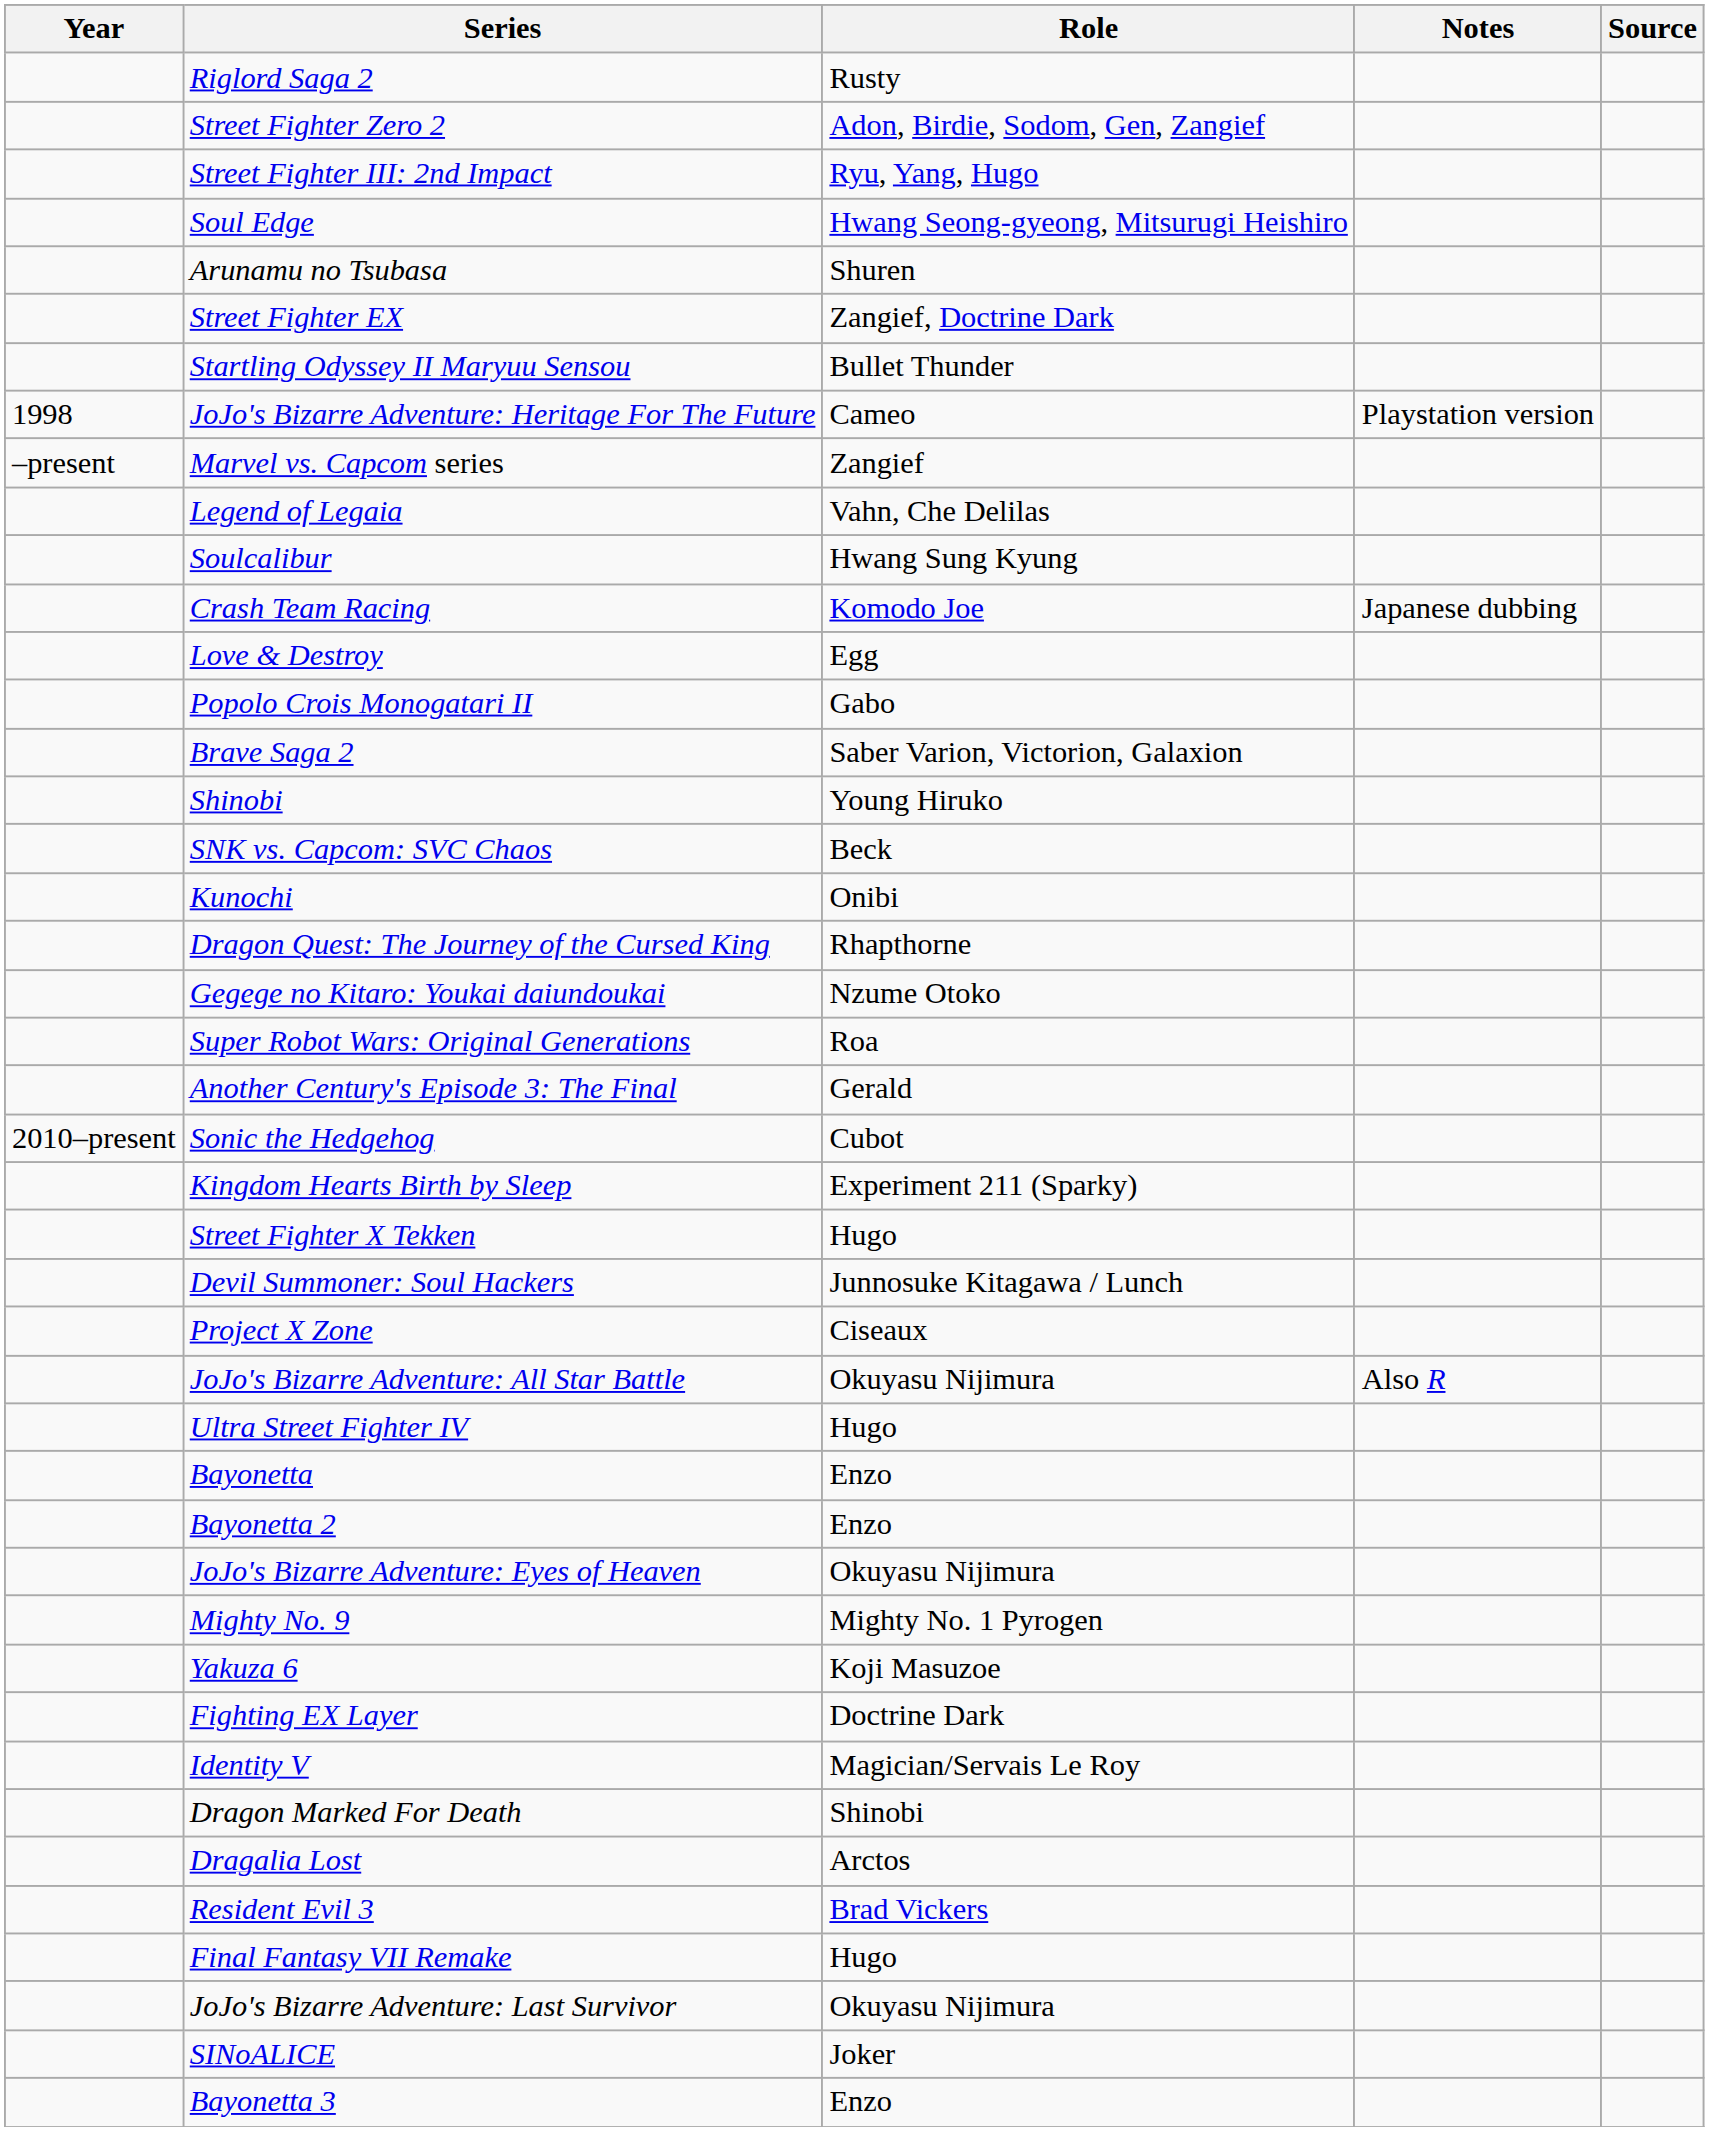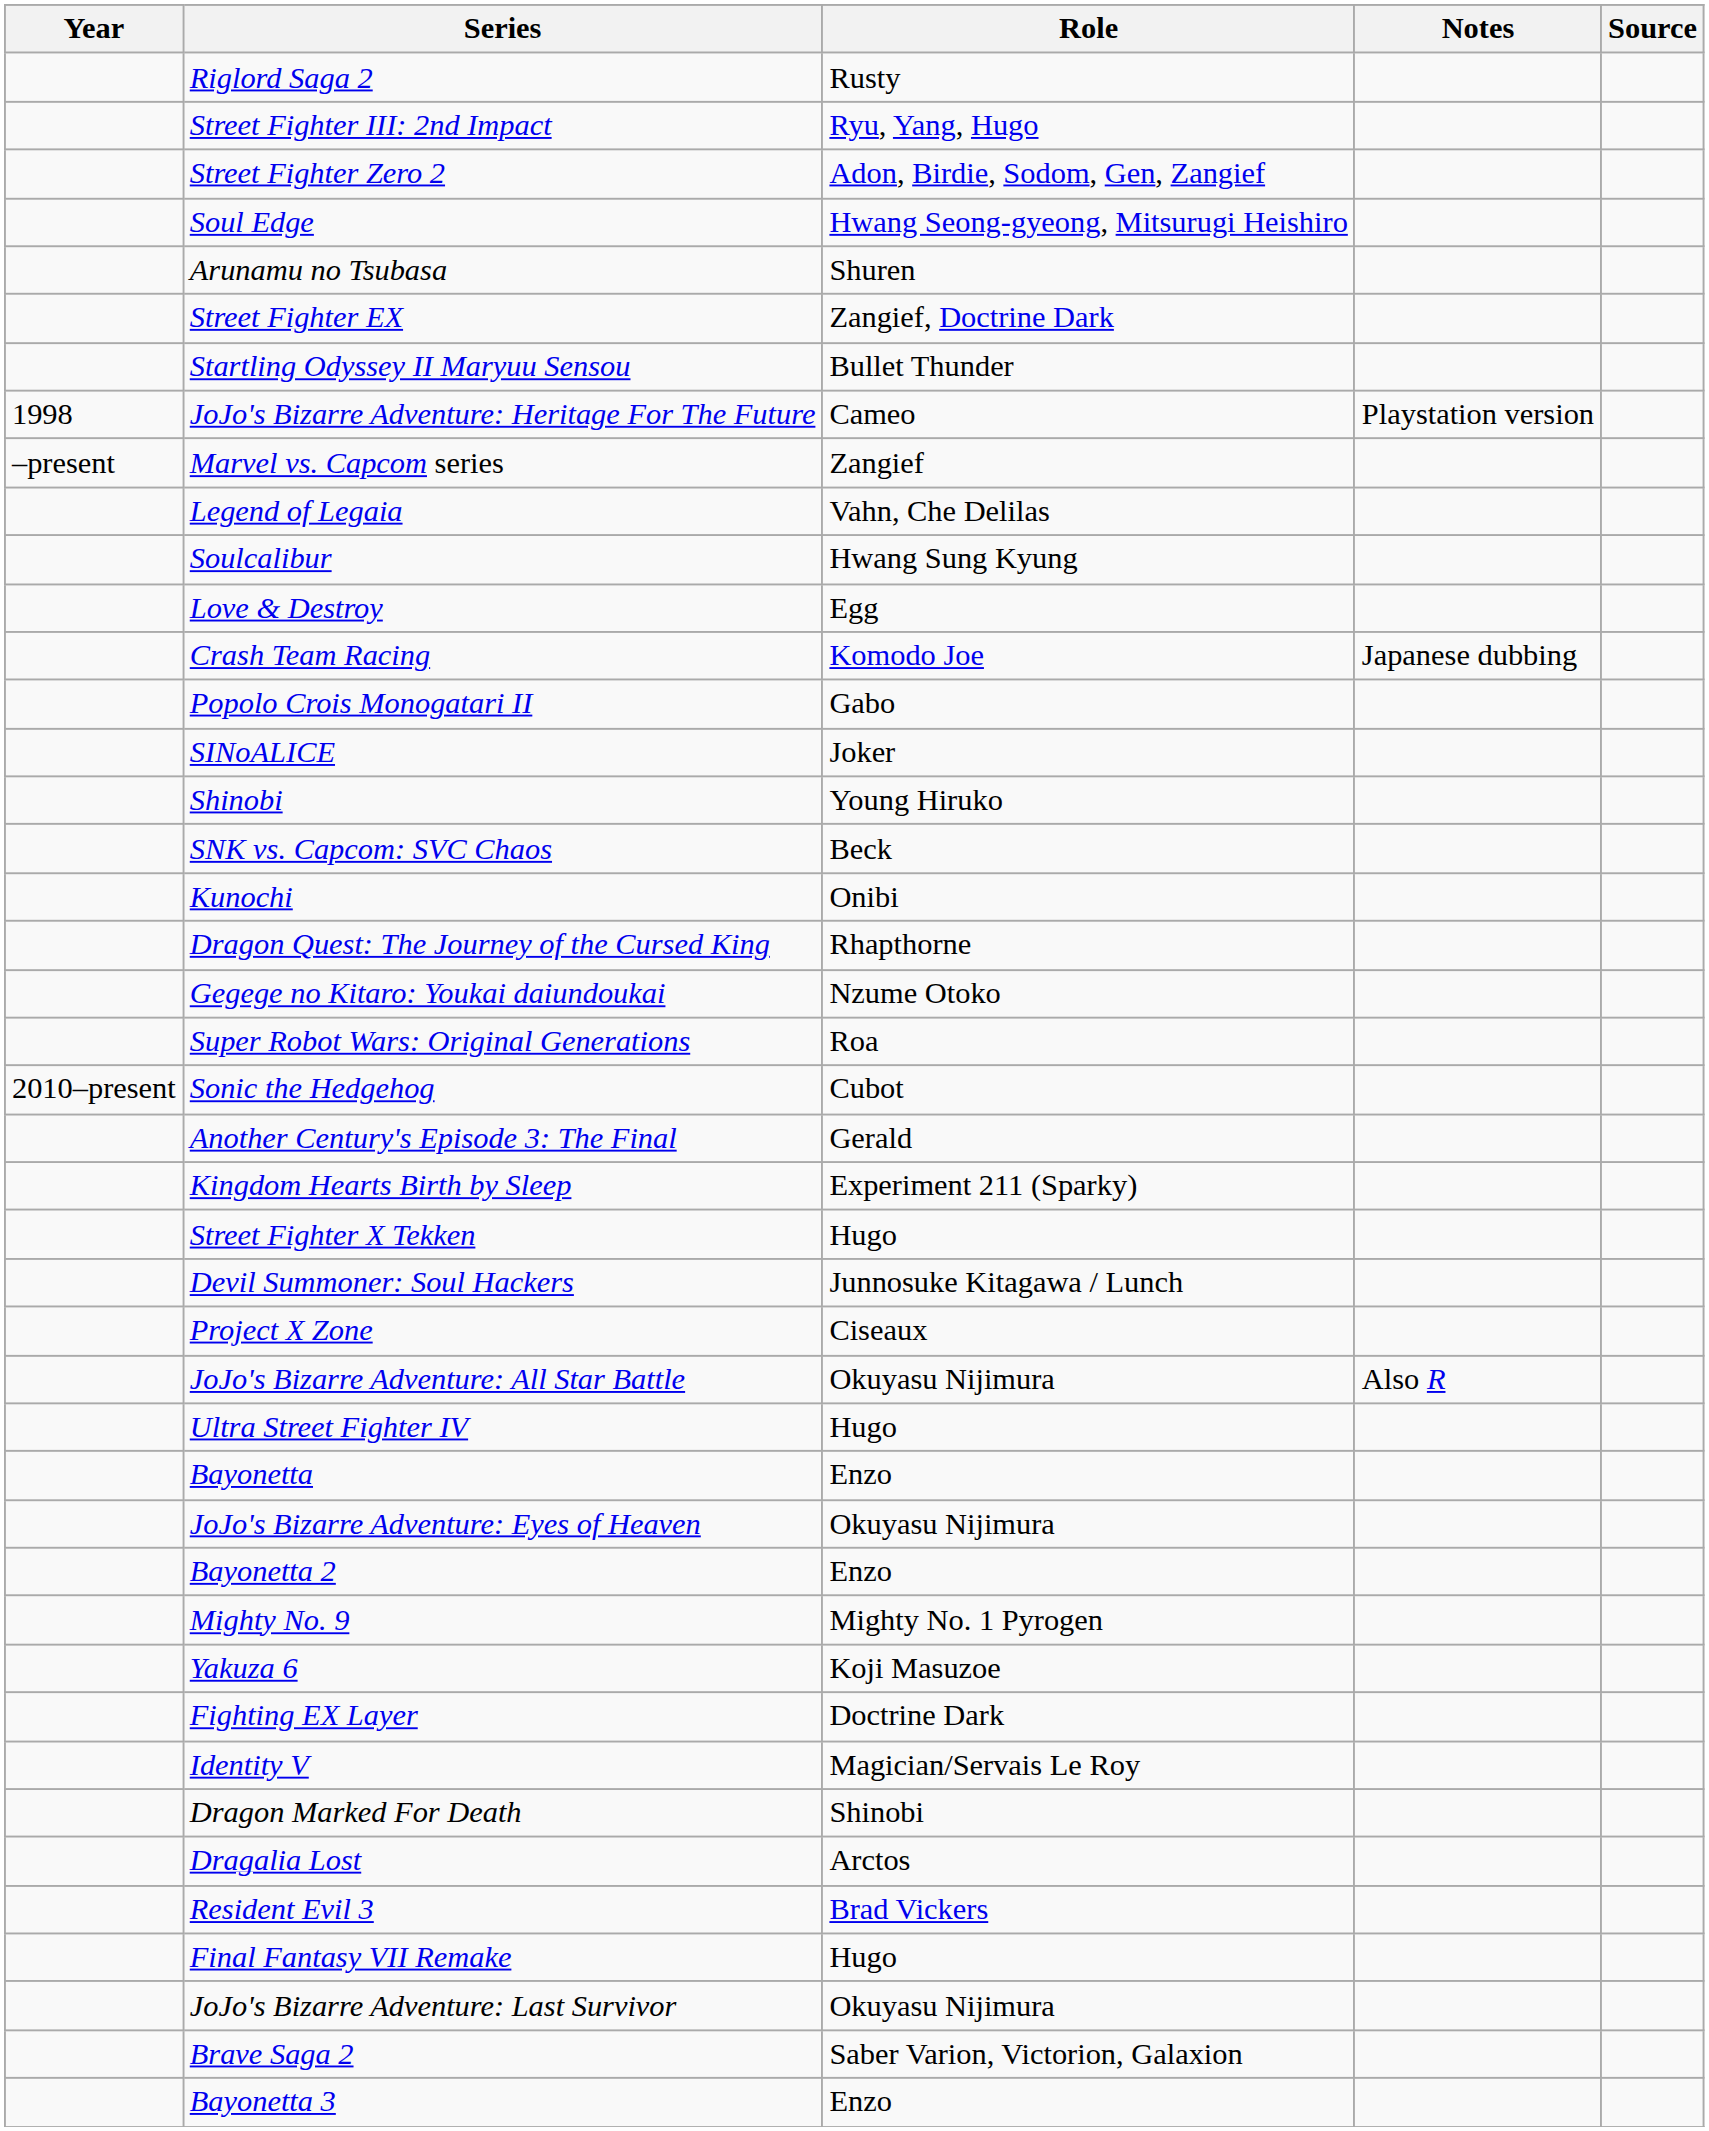rows swapped: (317, 125) <-> (371, 173)
rows swapped: (310, 607) <-> (286, 655)
rows swapped: (272, 751) <-> (262, 2053)
rows swapped: (433, 1089) <-> (312, 1137)
rows swapped: (263, 1523) <-> (445, 1571)
